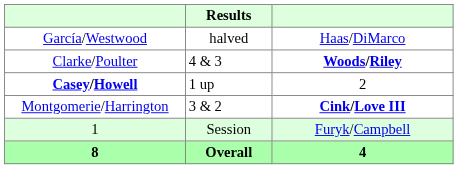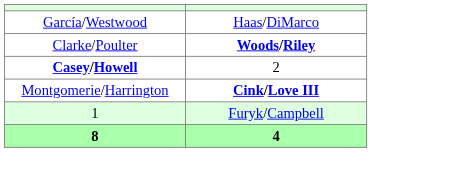- column: (229, 15)
